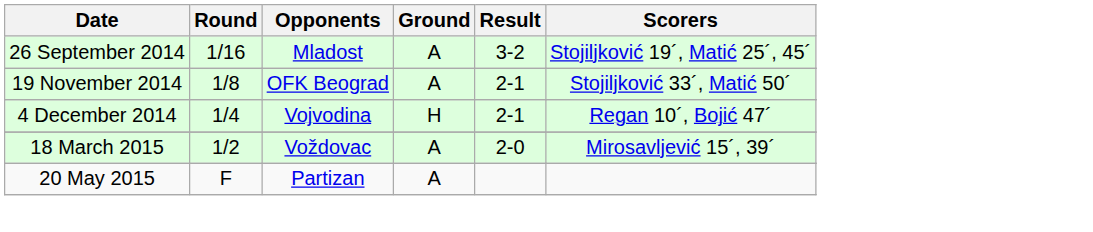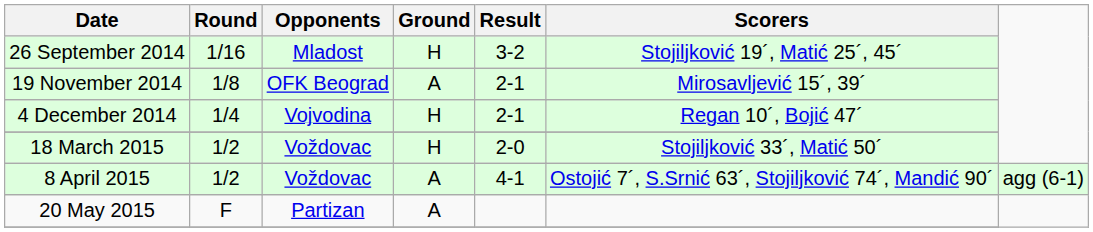(434, 52) A -> (434, 52) H
(681, 83) Stojiljković 33´, Matić 50´ -> (772, 83) Mirosavljević 15´, 39´
(434, 147) A -> (434, 147) H
(681, 147) Mirosavljević 15´, 39´ -> (772, 147) Stojiljković 33´, Matić 50´
+ row: (97, 178)
